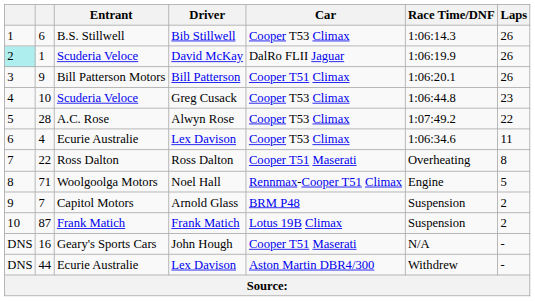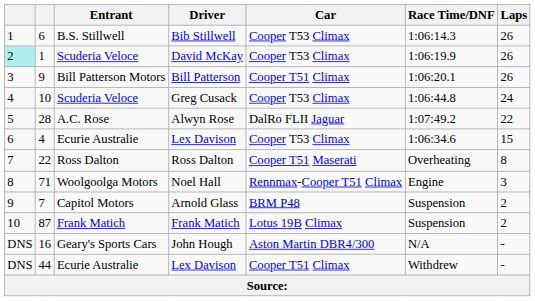(297, 56) DalRo FLII Jaguar -> (299, 56) Cooper T53 Climax
(507, 98) 23 -> (507, 98) 24
(299, 119) Cooper T53 Climax -> (297, 119) DalRo FLII Jaguar
(507, 139) 11 -> (507, 139) 15
(504, 181) 5 -> (504, 181) 3
(303, 243) Cooper T51 Maserati -> (312, 243) Aston Martin DBR4/300
(312, 264) Aston Martin DBR4/300 -> (299, 264) Cooper T51 Climax
